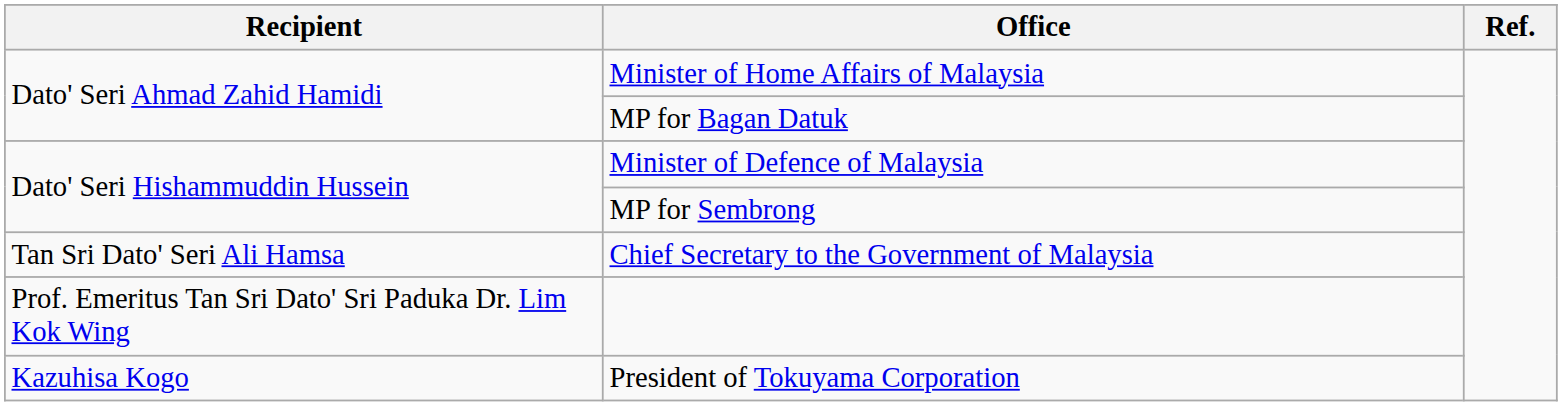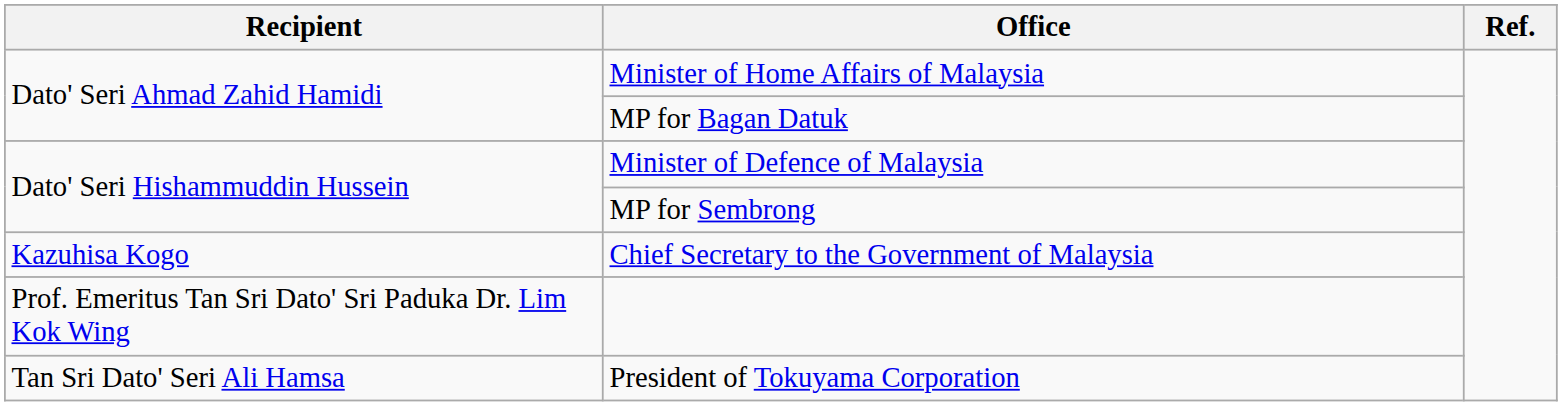(178, 254) Tan Sri Dato' Seri Ali Hamsa -> (100, 254) Kazuhisa Kogo
(100, 377) Kazuhisa Kogo -> (178, 377) Tan Sri Dato' Seri Ali Hamsa
